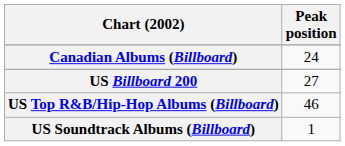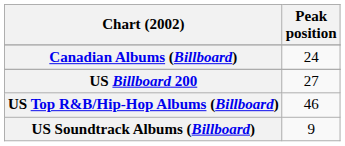(311, 128) 1 -> (311, 128) 9
